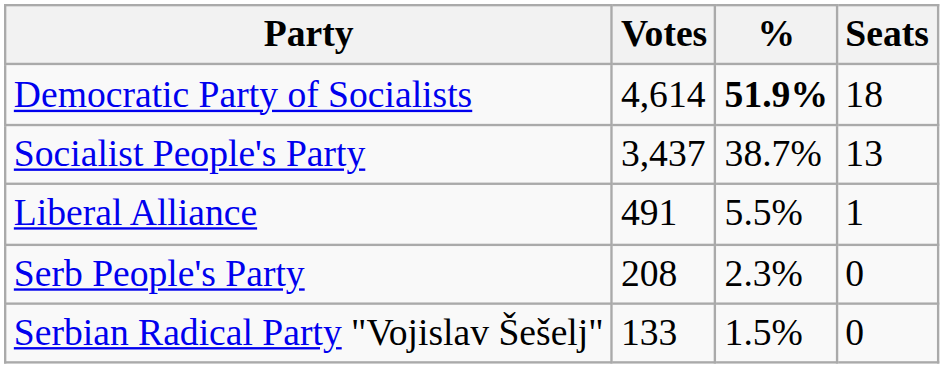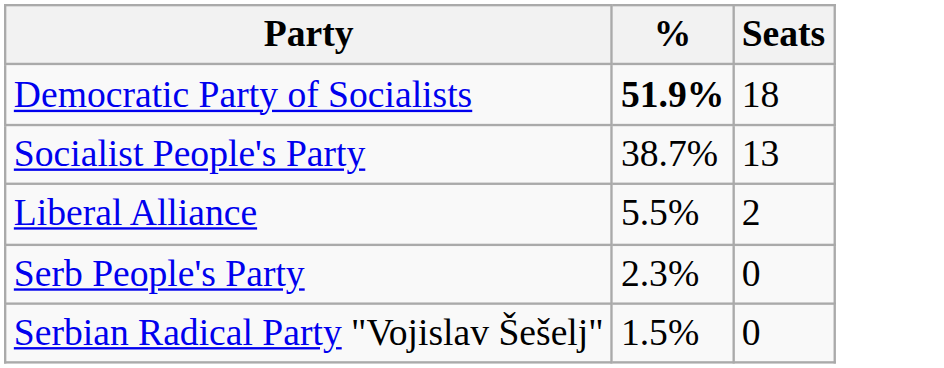- column: (664, 34)
(855, 213) 1 -> (751, 213) 2
